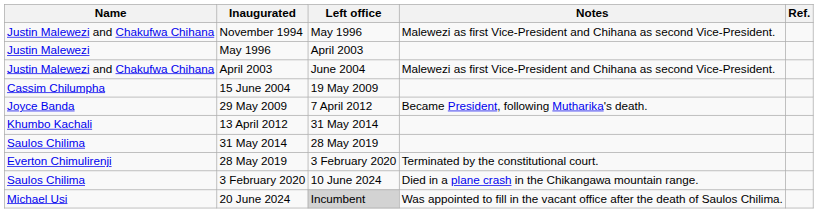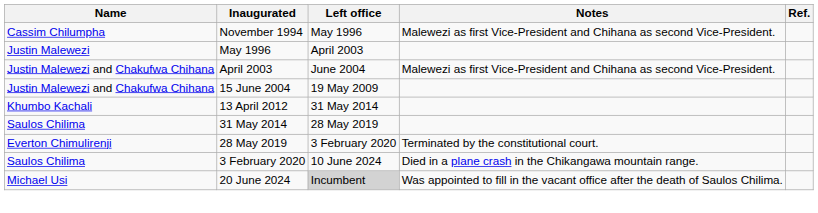(111, 32) Justin Malewezi and Chakufwa Chihana -> (56, 32) Cassim Chilumpha
(56, 87) Cassim Chilumpha -> (111, 87) Justin Malewezi and Chakufwa Chihana
- row: (253, 106)
